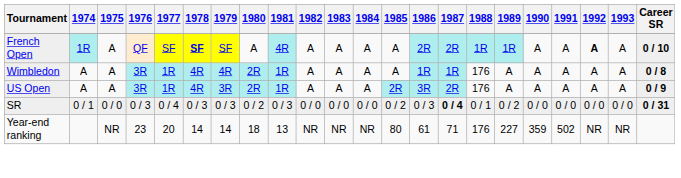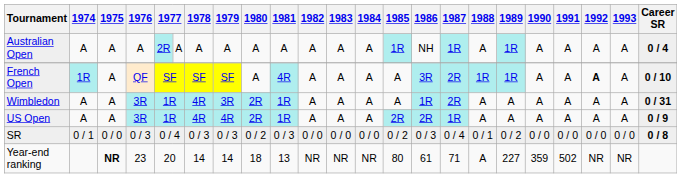+ row: (30, 48)
(197, 48) bold -> (199, 77) normal
(424, 48) 2R -> (426, 77) 3R
(225, 71) 4R -> (227, 100) 3R
(452, 71) 1R -> (454, 100) 2R
(481, 71) 176 -> (483, 100) A
(656, 71) 0 / 8 -> (658, 100) 0 / 31
(225, 88) 3R -> (227, 117) 4R
(424, 88) 3R -> (426, 117) 2R
(452, 88) 2R -> (454, 117) 1R
(481, 88) 176 -> (483, 117) A
(452, 105) bold -> (454, 134) normal
(656, 105) 0 / 31 -> (658, 134) 0 / 8
(112, 128) normal -> (112, 158) bold
(481, 128) 176 -> (483, 158) A
